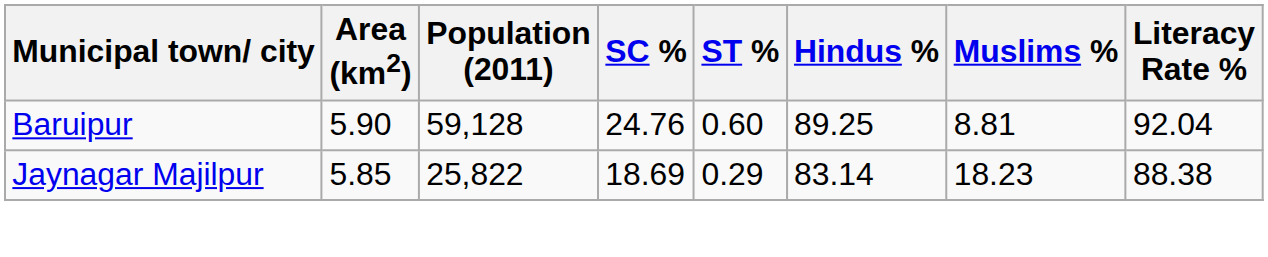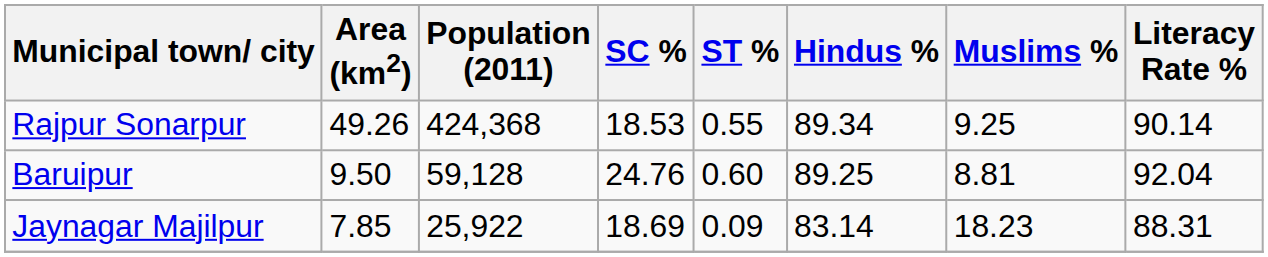+ row: (129, 124)
(361, 124) 5.90 -> (361, 175) 9.50
(361, 175) 5.85 -> (361, 225) 7.85
(475, 175) 25,822 -> (475, 225) 25,922
(732, 175) 0.29 -> (732, 225) 0.09
(1173, 175) 88.38 -> (1173, 225) 88.31
